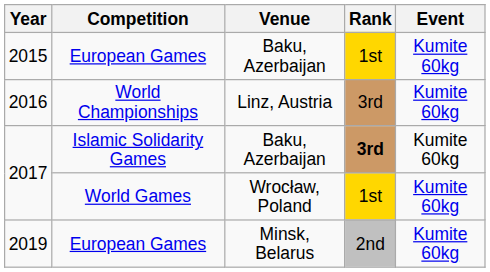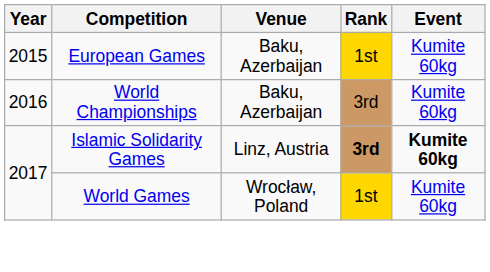(285, 103) Linz, Austria -> (281, 103) Baku, Azerbaijan
(285, 150) Baku, Azerbaijan -> (281, 150) Linz, Austria
(440, 150) normal -> (438, 150) bold
- row: (28, 244)
